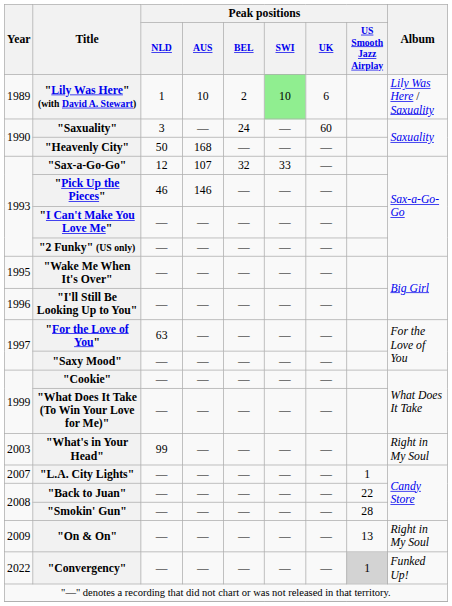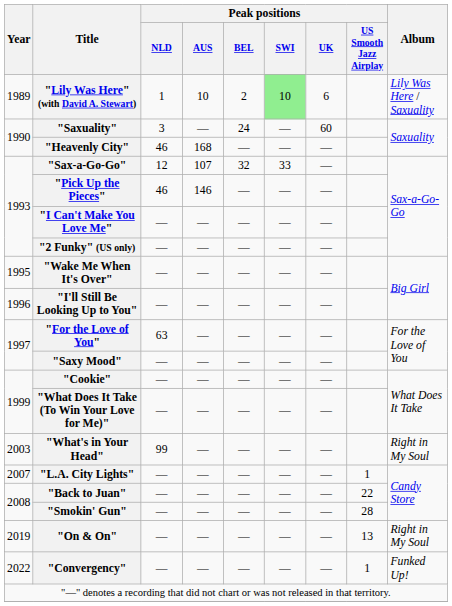(162, 146) 50 -> (162, 146) 46
(19, 536) 2009 -> (19, 536) 2019
(367, 568) lightgrey background -> (367, 568) no background
